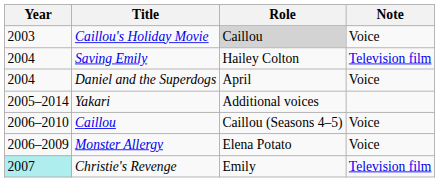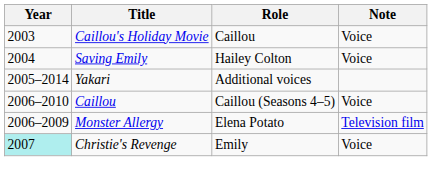(242, 36) lightgrey background -> (235, 36) no background
(390, 58) Television film -> (357, 58) Voice
- row: (146, 79)
(364, 144) Voice -> (383, 123) Television film
(390, 166) Television film -> (357, 144) Voice
